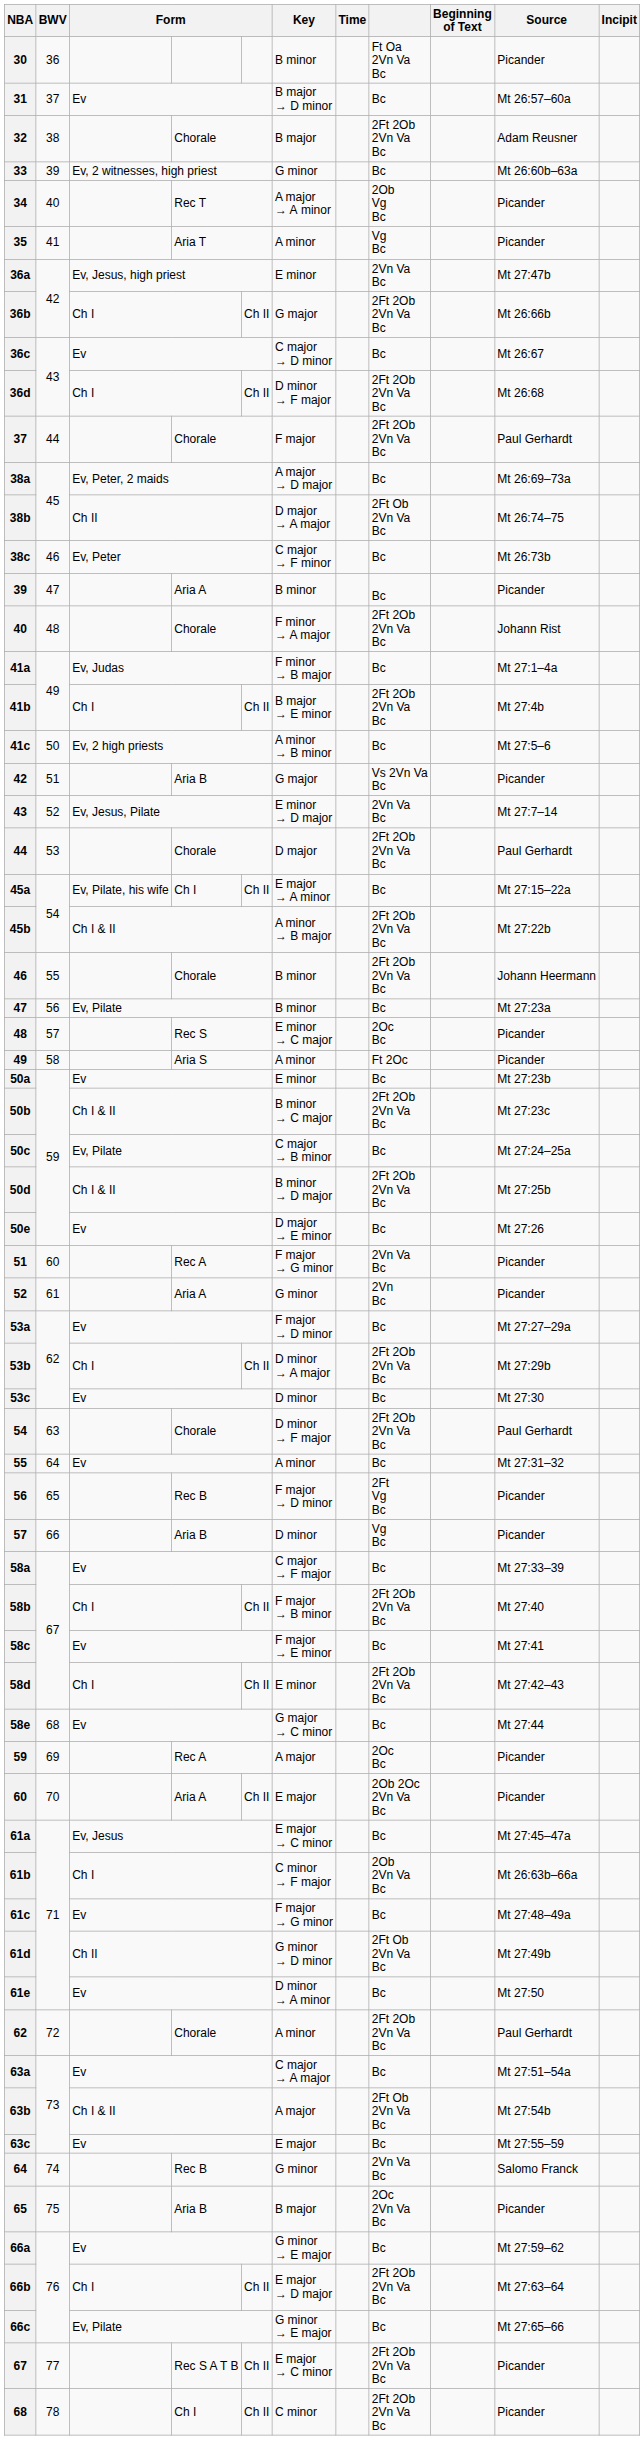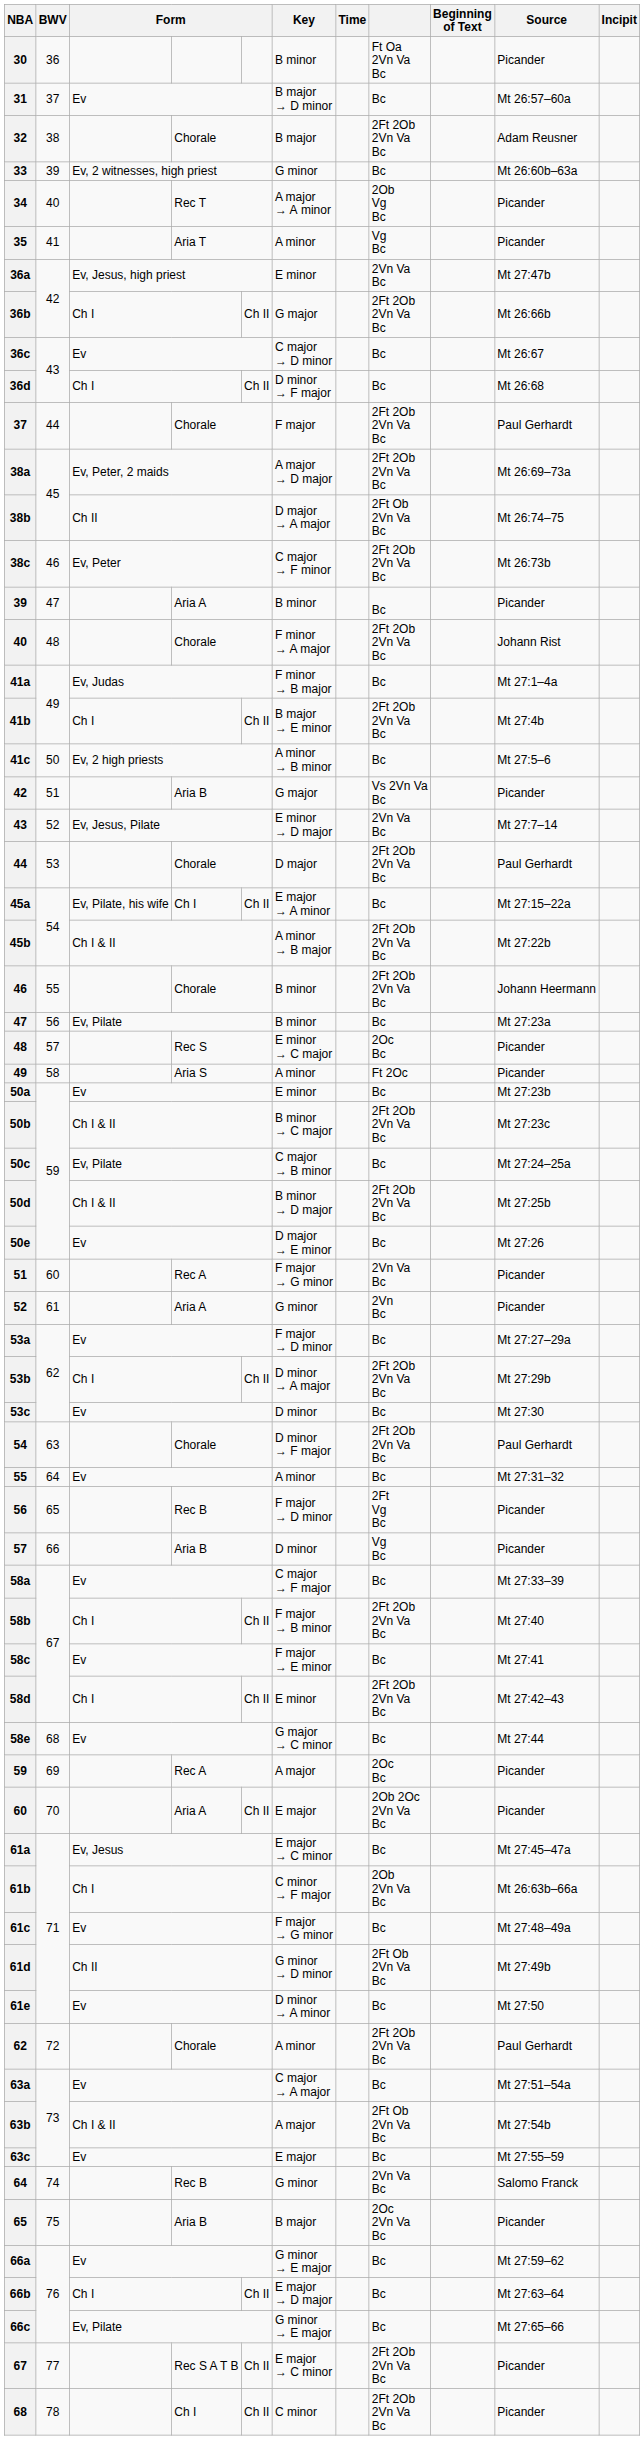(393, 393) 2Ft 2Ob 2Vn Va Bc -> (379, 386) Bc
(379, 478) Bc -> (393, 471) 2Ft 2Ob 2Vn Va Bc
(379, 557) Bc -> (393, 563) 2Ft 2Ob 2Vn Va Bc
(393, 2287) 2Ft 2Ob 2Vn Va Bc -> (379, 2294) Bc
